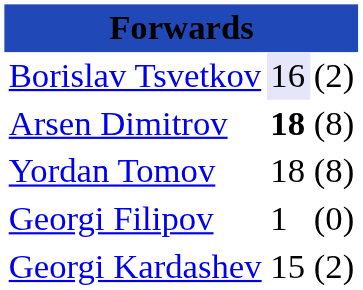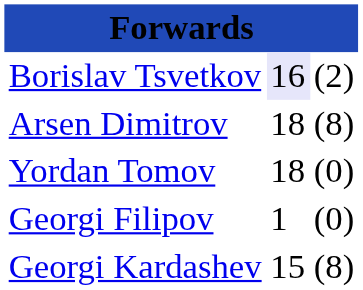(288, 123) bold -> (288, 123) normal
(334, 170) (8) -> (334, 170) (0)
(334, 266) (2) -> (334, 266) (8)
